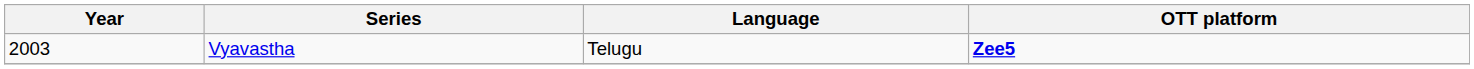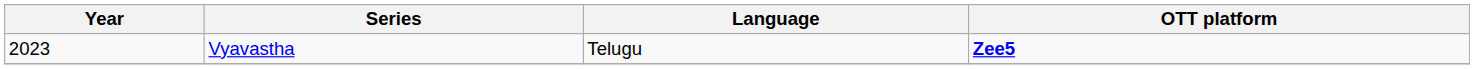(30, 48) 2003 -> (30, 48) 2023
